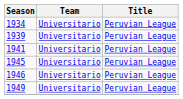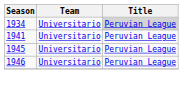(140, 24) no background -> (140, 24) lightgrey background
- row: (16, 37)
- row: (16, 88)
